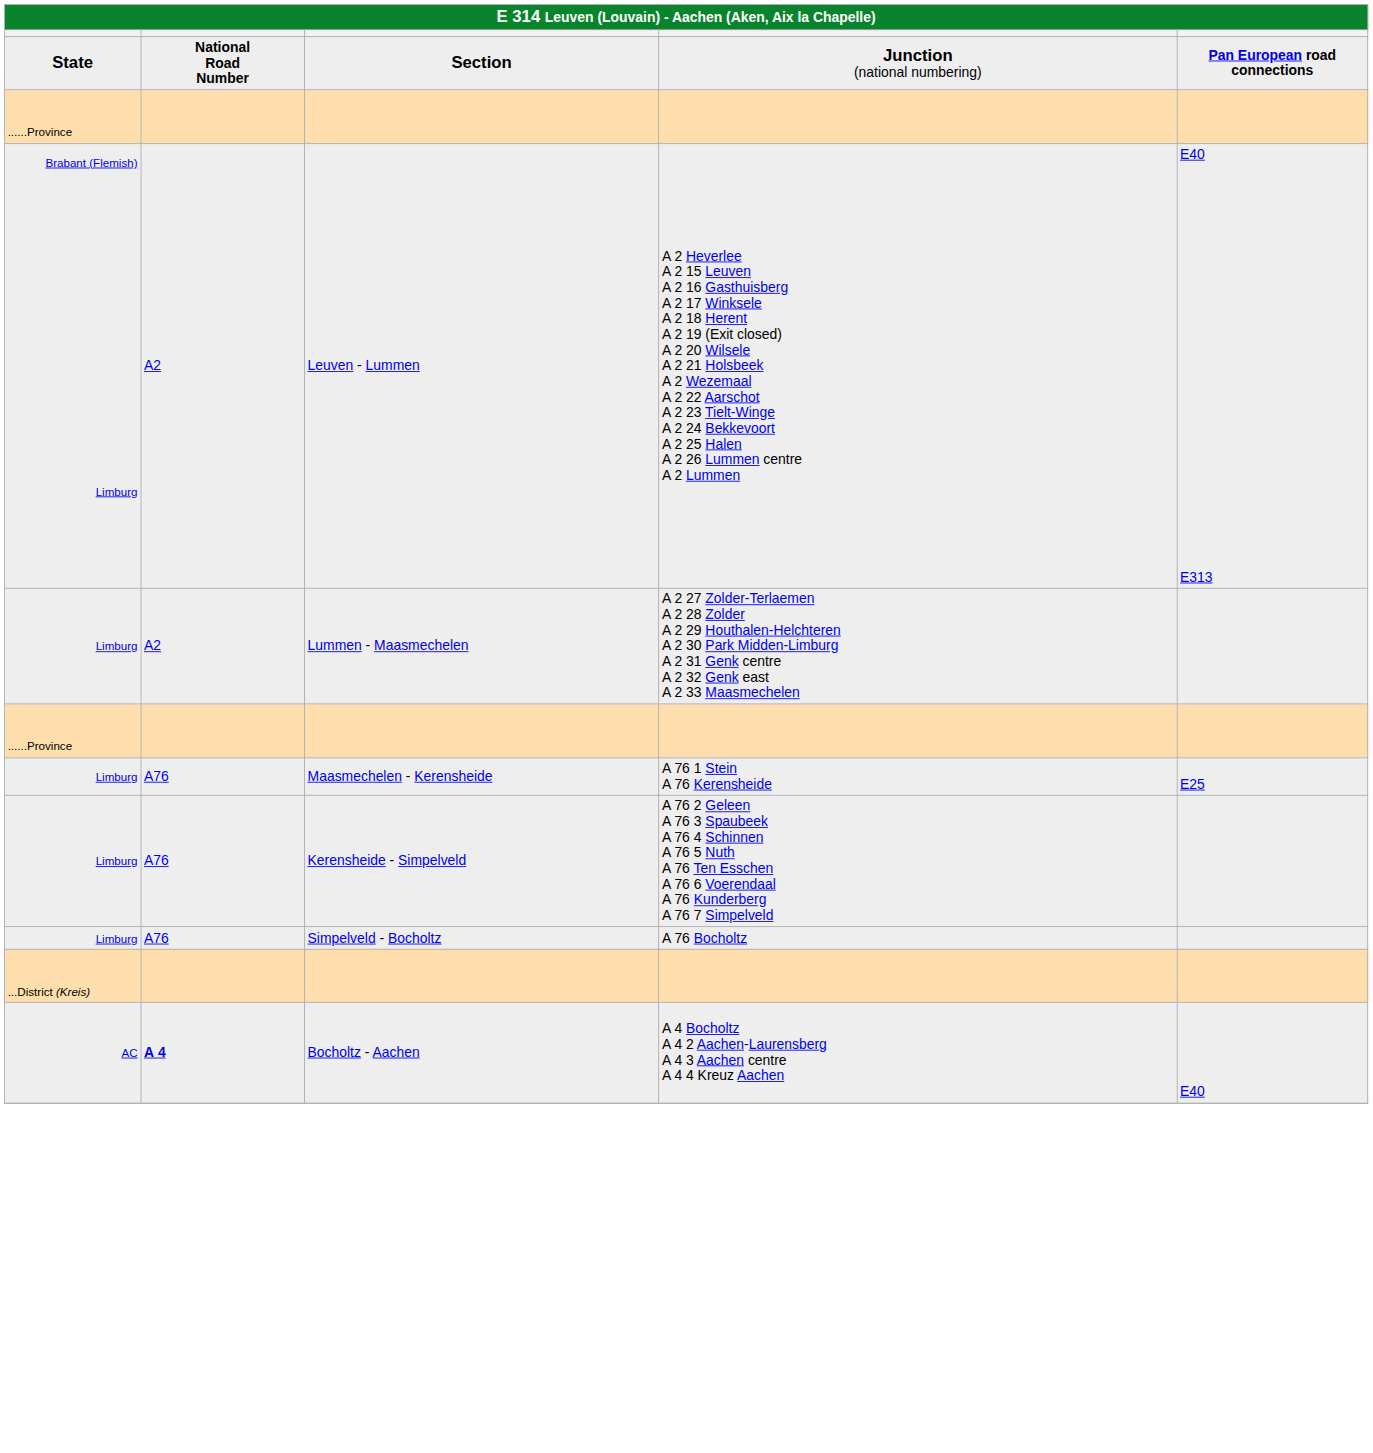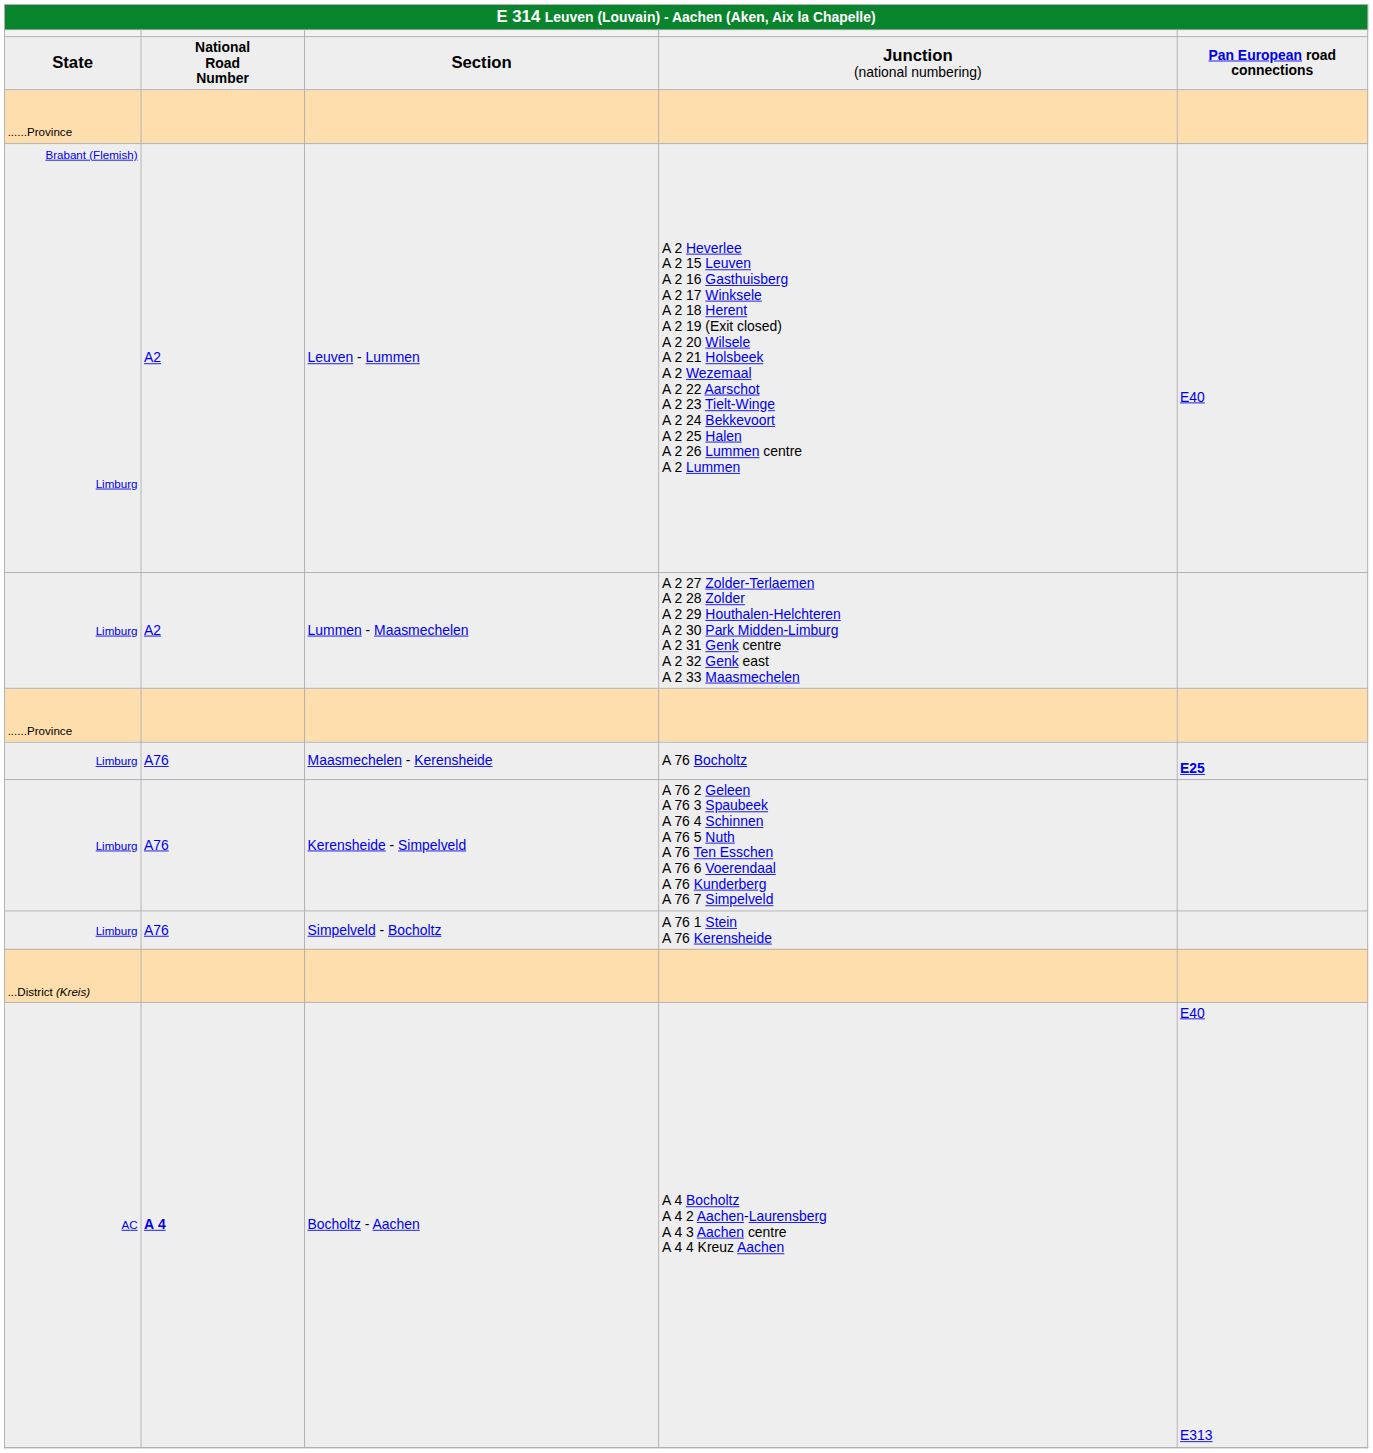(1196, 365) E40 E313 -> (1192, 397) E40
(717, 776) A 76 1 Stein A 76 Kerensheide -> (705, 760) A 76 Bocholtz
(1192, 784) normal -> (1192, 768) bold
(705, 938) A 76 Bocholtz -> (717, 930) A 76 1 Stein A 76 Kerensheide
(1192, 1091) E40 -> (1196, 1224) E40 E313
